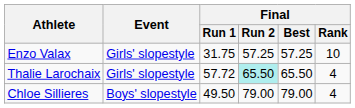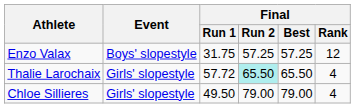(150, 54) Girls' slopestyle -> (151, 54) Boys' slopestyle
(333, 54) 10 -> (333, 54) 12
(151, 94) Boys' slopestyle -> (150, 94) Girls' slopestyle
